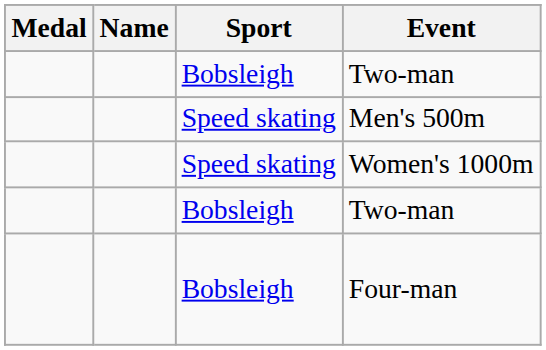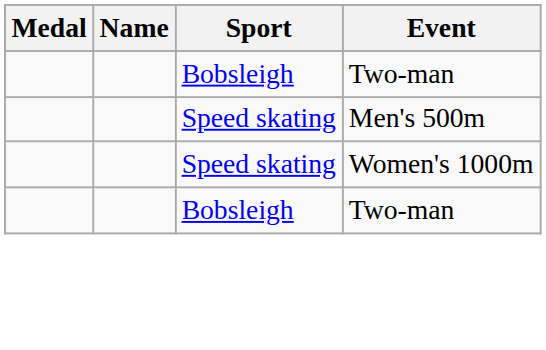- row: (238, 288)
